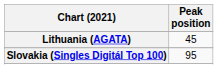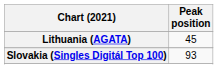(191, 55) 95 -> (191, 55) 93
